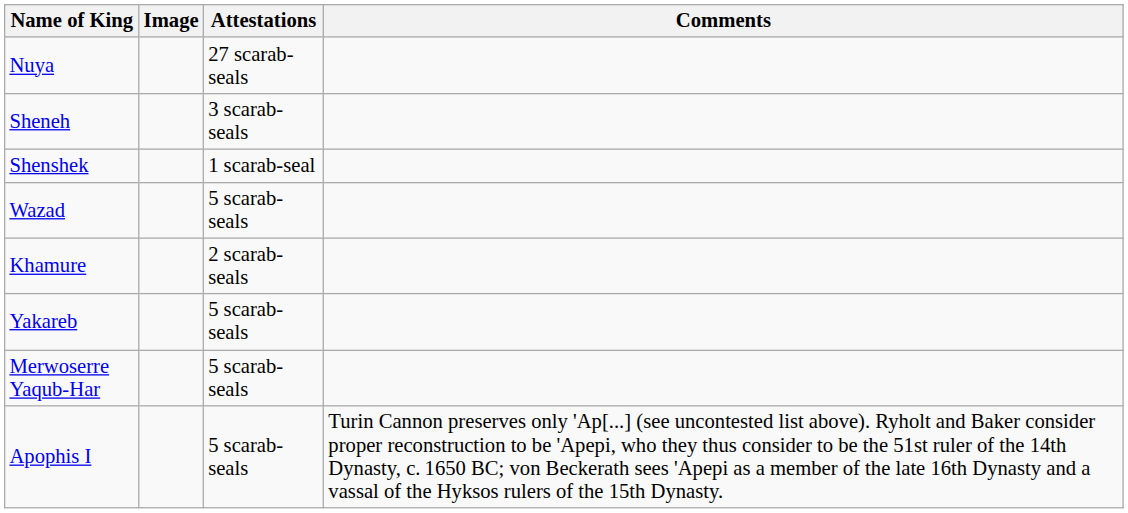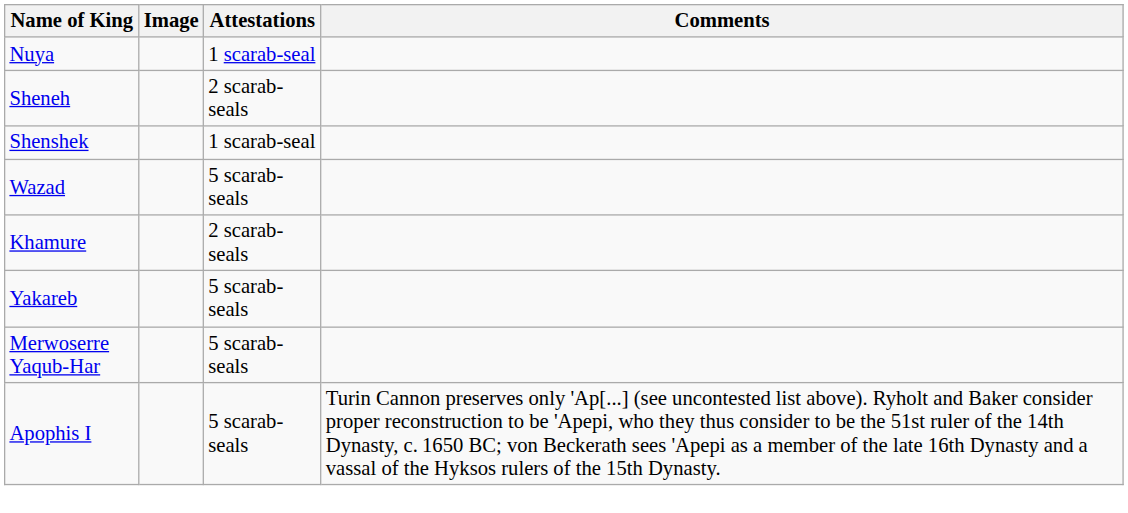(251, 65) 27 scarab-seals -> (262, 53) 1 scarab-seal
(246, 121) 3 scarab-seals -> (246, 97) 2 scarab-seals
